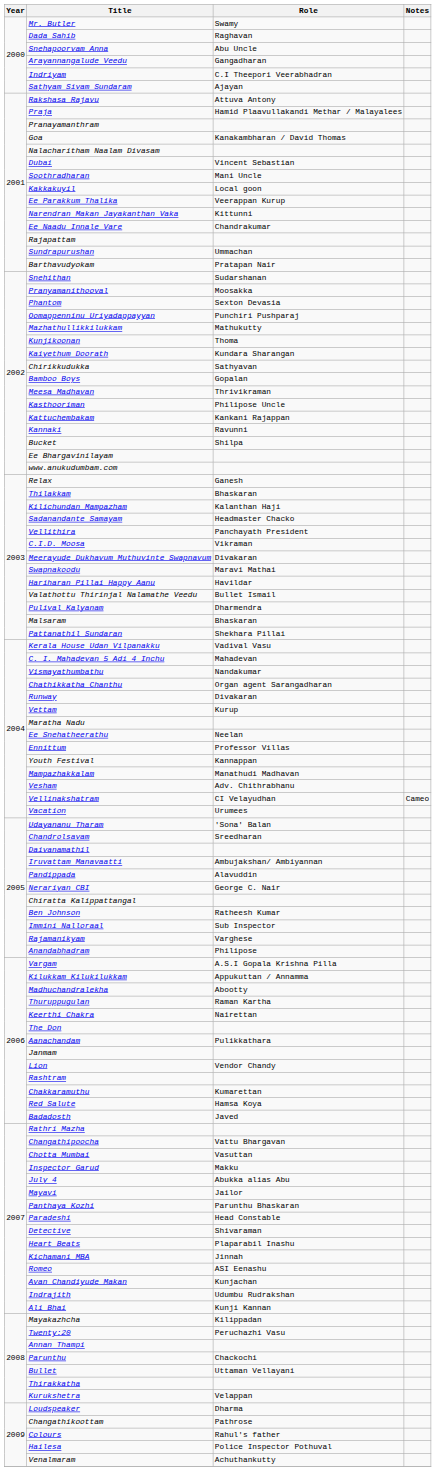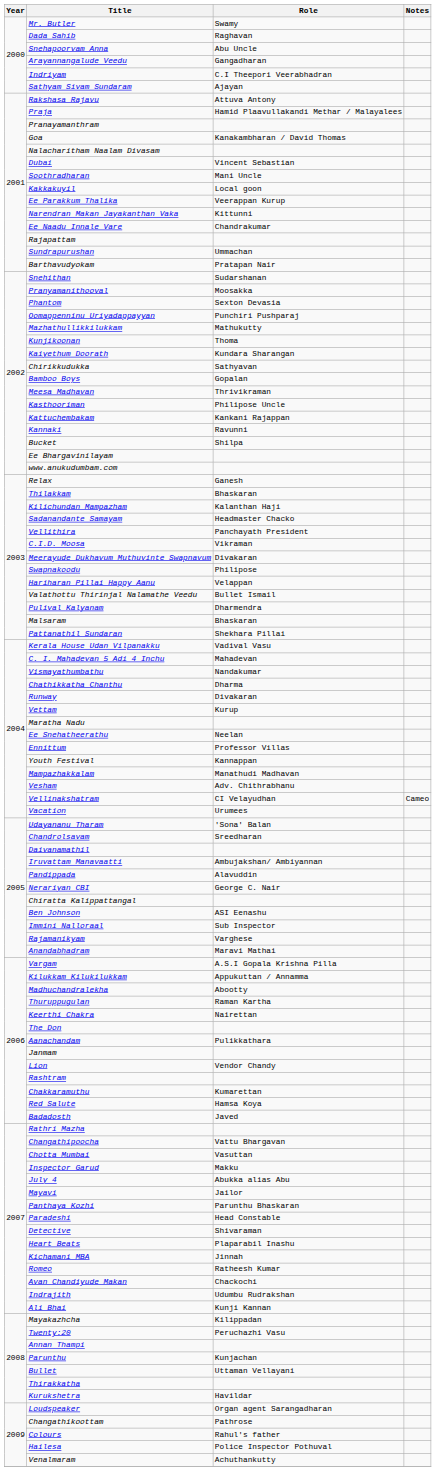(245, 570) Maravi Mathai -> (236, 570) Philipose
(234, 583) Havildar -> (234, 583) Velappan
(273, 684) Organ agent Sarangadharan -> (229, 684) Dharma
(248, 913) Ratheesh Kumar -> (241, 913) ASI Eenashu
(236, 951) Philipose -> (245, 951) Maravi Mathai
(241, 1269) ASI Eenashu -> (248, 1269) Ratheesh Kumar
(236, 1282) Kunjachan -> (236, 1282) Chackochi
(236, 1358) Chackochi -> (236, 1358) Kunjachan
(234, 1396) Velappan -> (234, 1396) Havildar
(229, 1409) Dharma -> (273, 1409) Organ agent Sarangadharan
